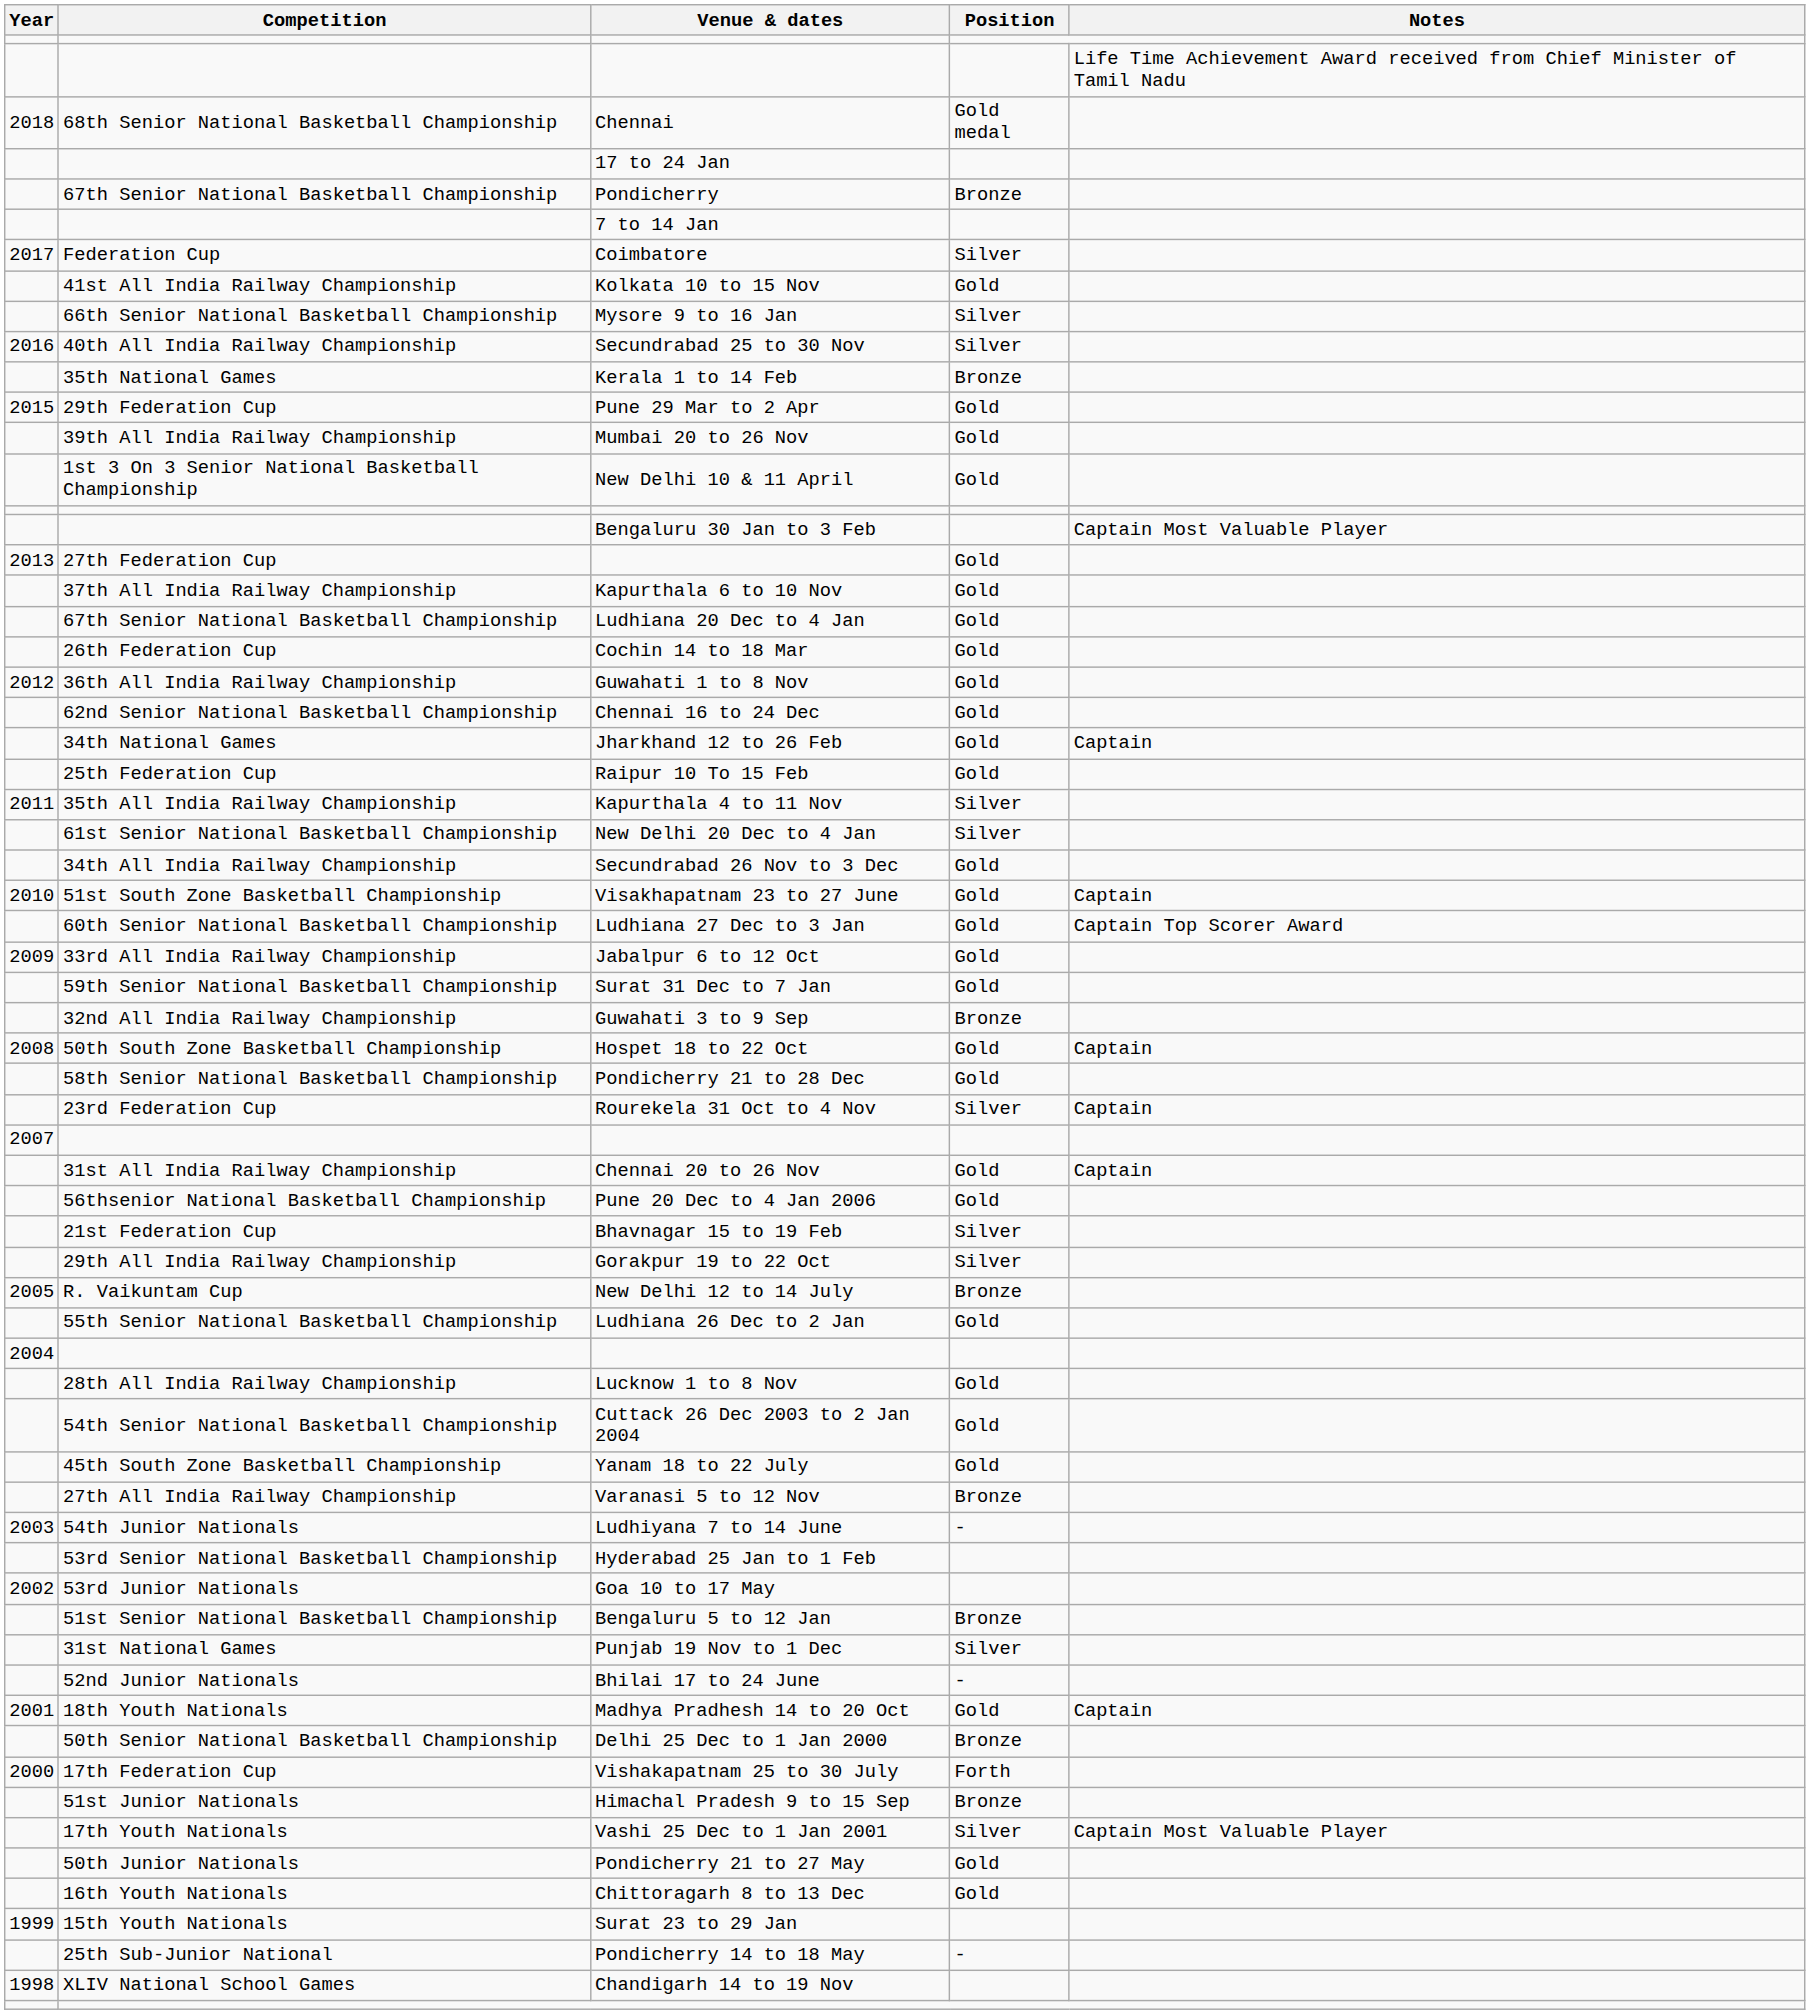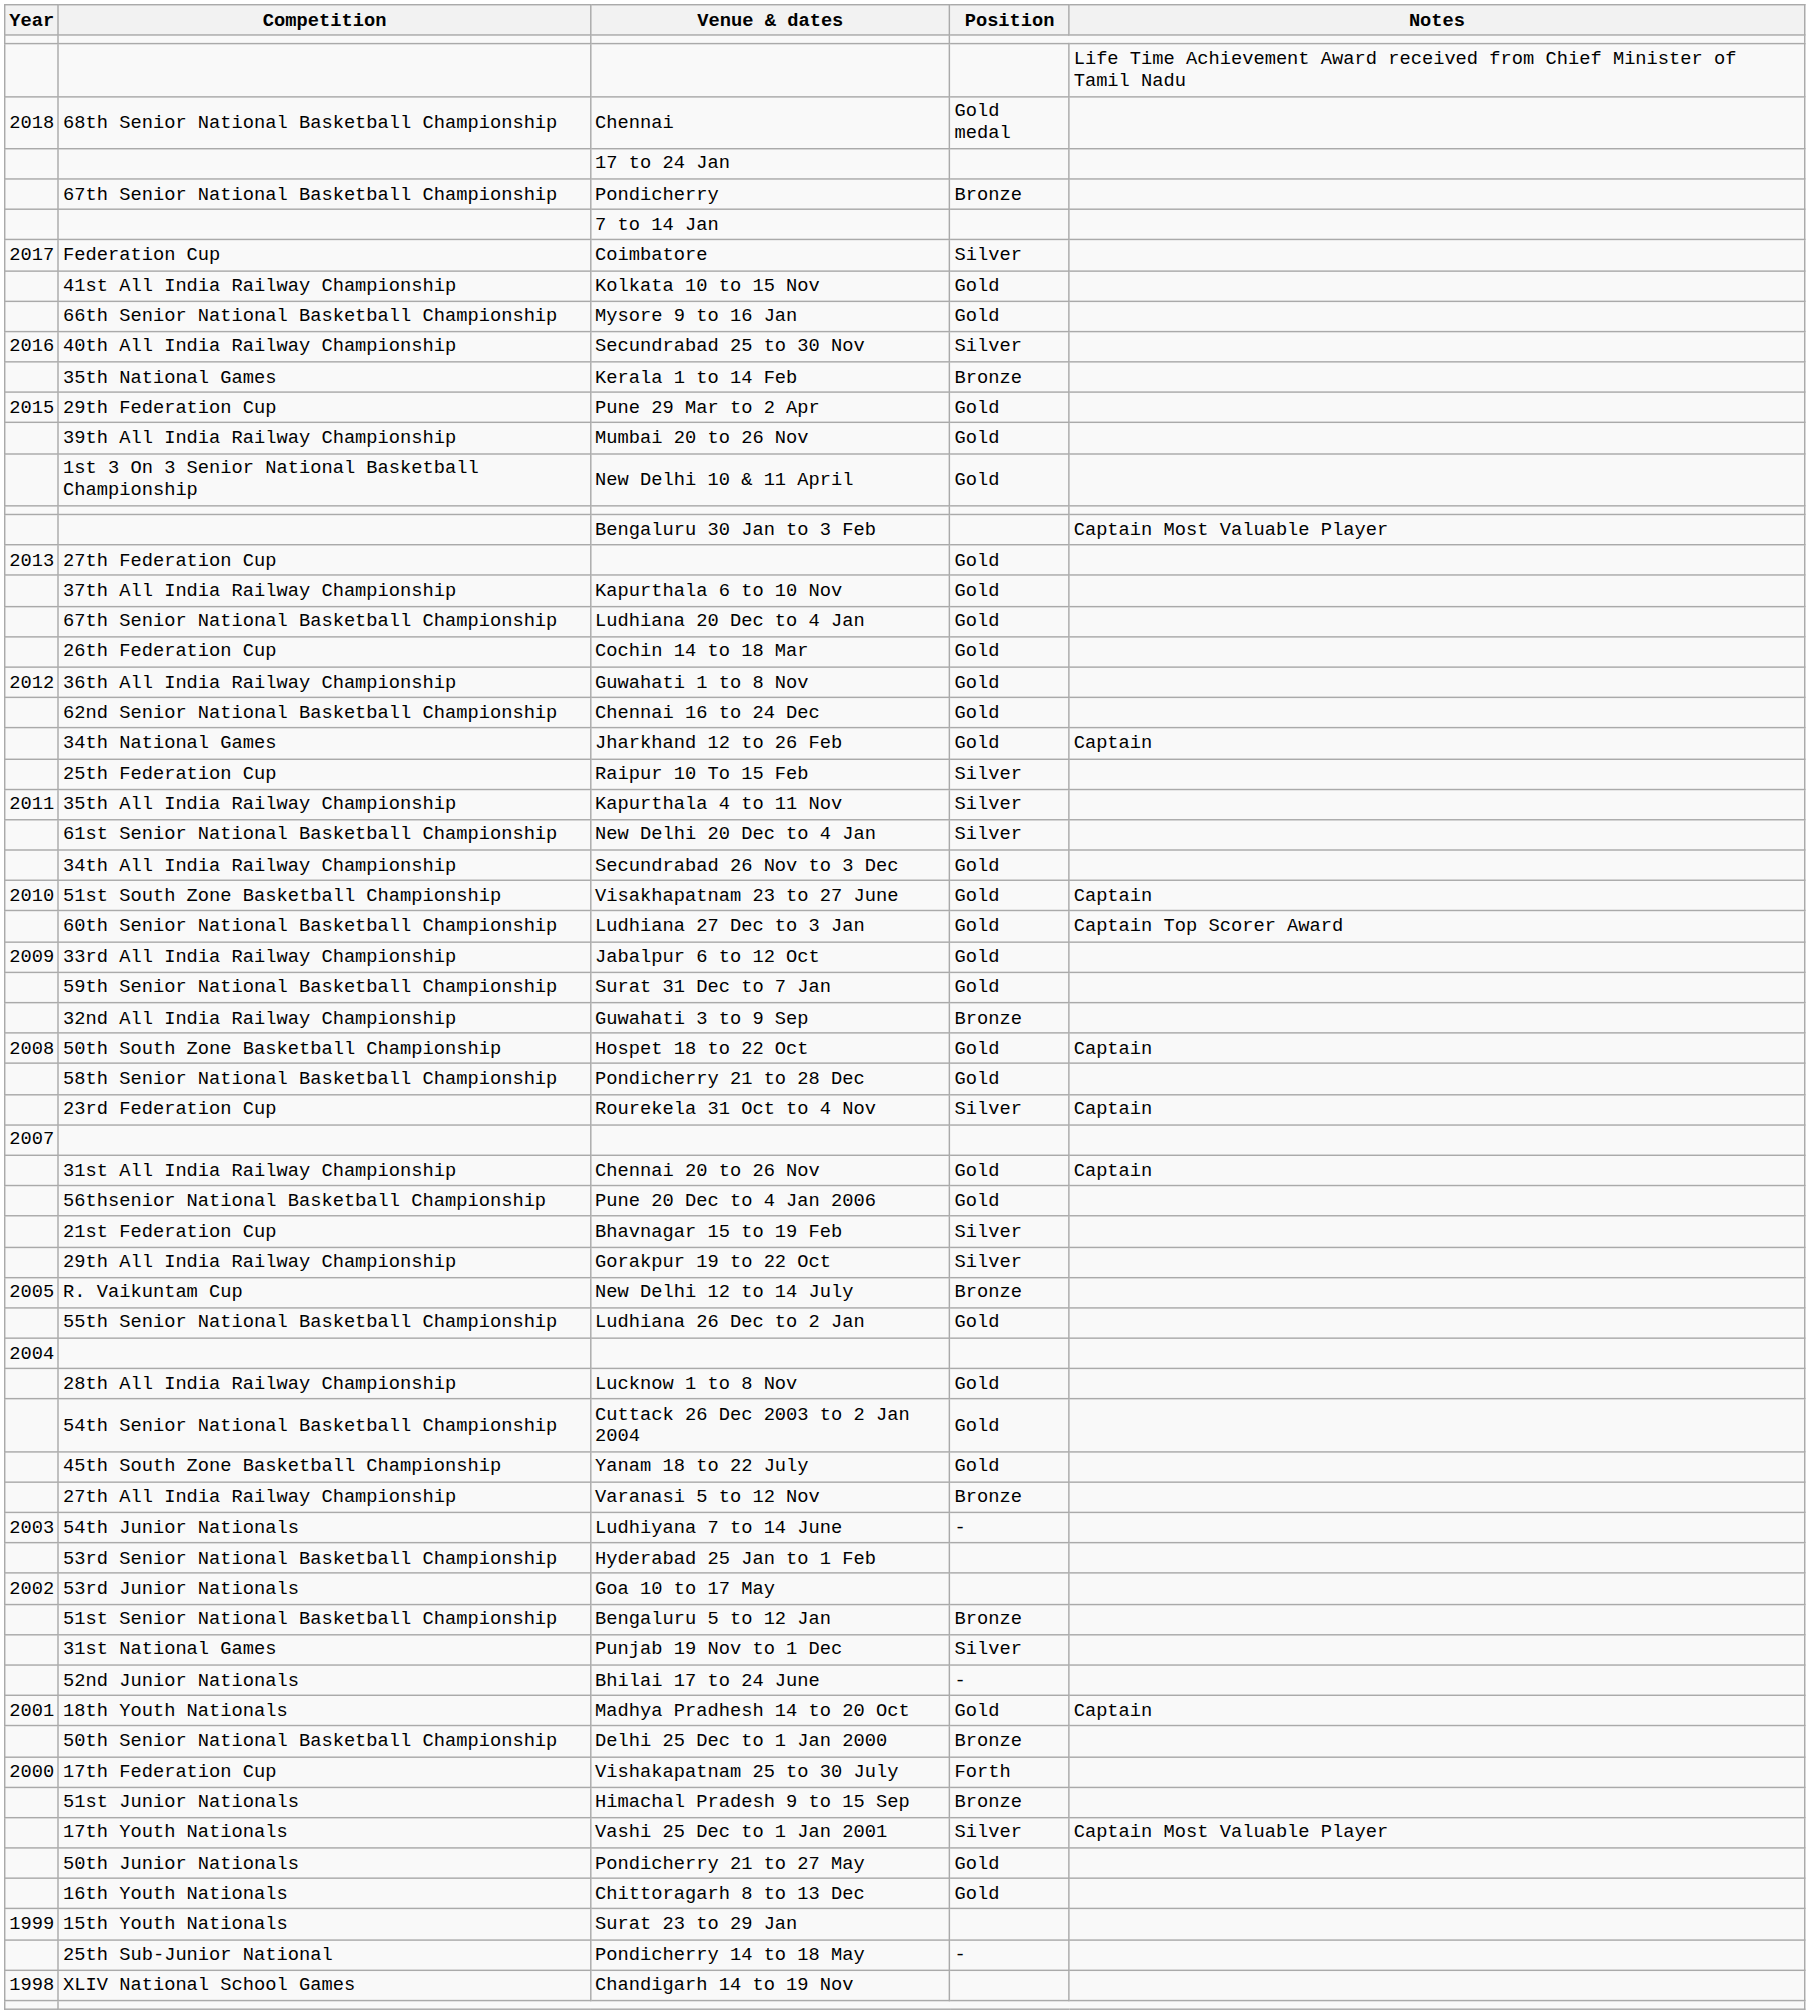(988, 316) Silver -> (977, 316) Gold
(977, 774) Gold -> (988, 774) Silver
